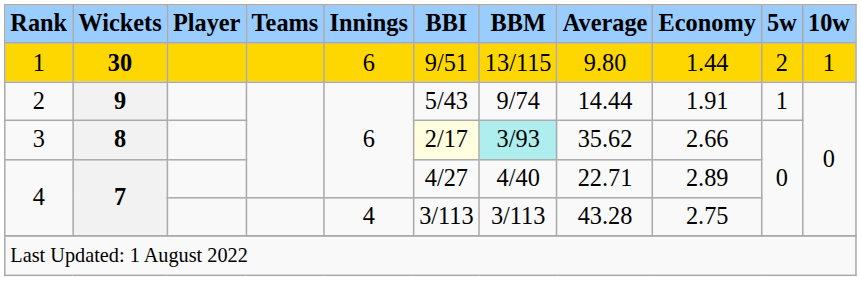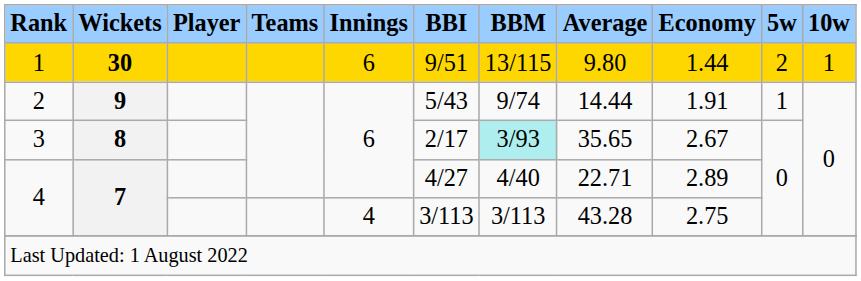(446, 139) lightyellow background -> (446, 139) no background
(605, 139) 35.62 -> (605, 139) 35.65
(707, 139) 2.66 -> (707, 139) 2.67
